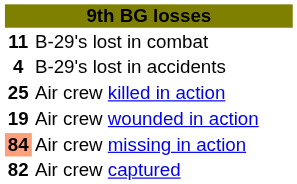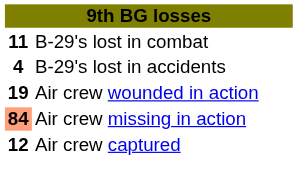- row: (130, 93)
(18, 170) 82 -> (18, 144) 12
